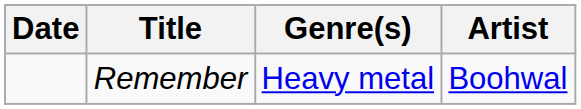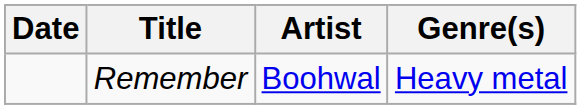columns swapped: (508, 29) <-> (348, 29)
